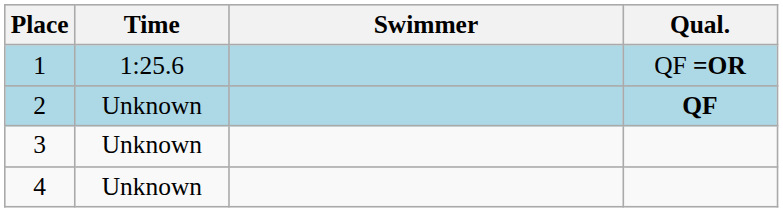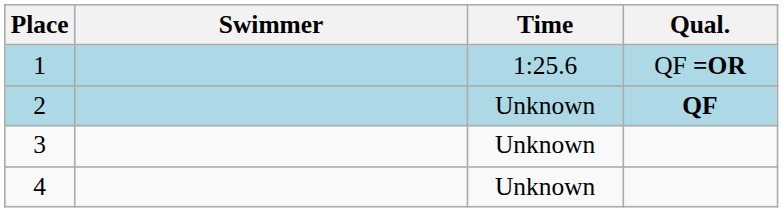columns swapped: (426, 24) <-> (152, 24)
